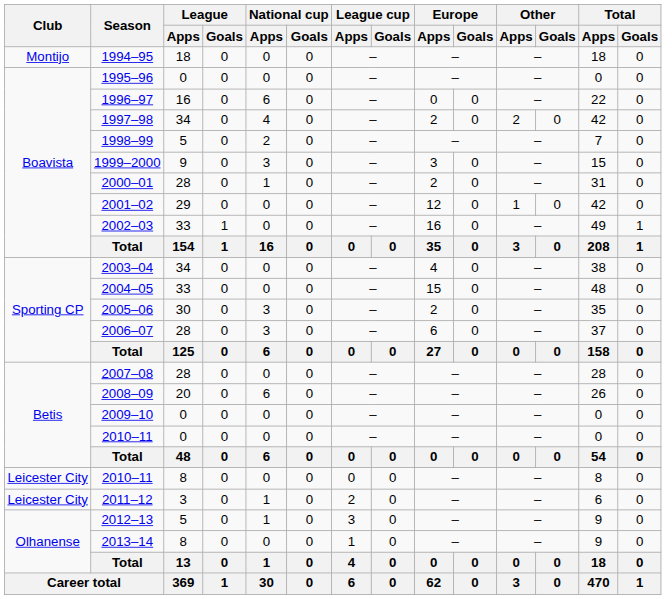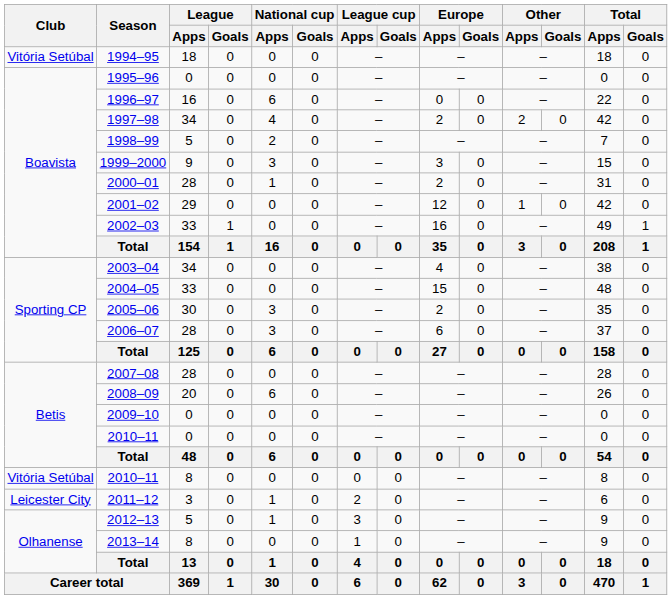(48, 57) Montijo -> (51, 57) Vitória Setúbal
(48, 478) Leicester City -> (51, 478) Vitória Setúbal
